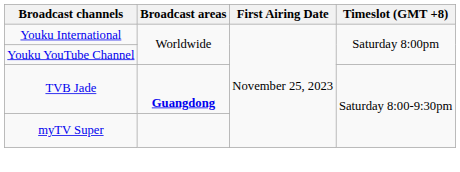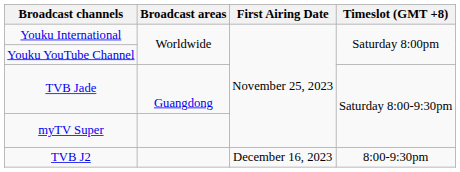(183, 103) bold -> (183, 103) normal
+ row: (71, 157)
